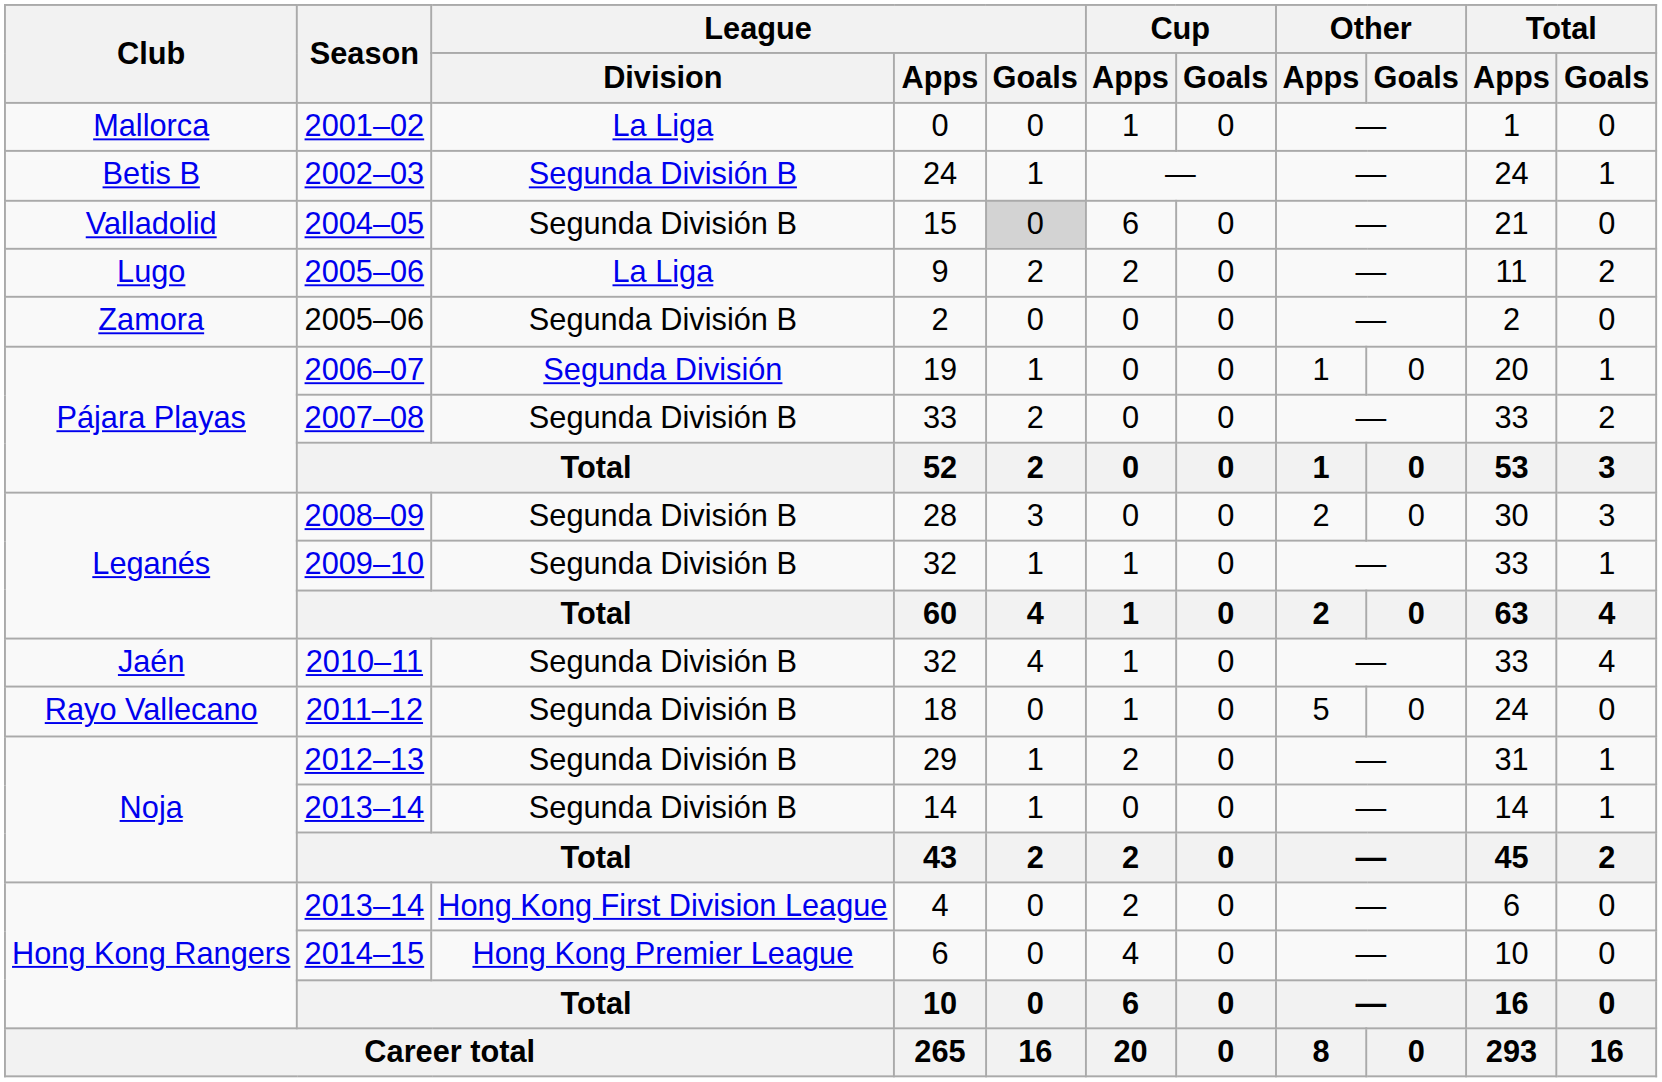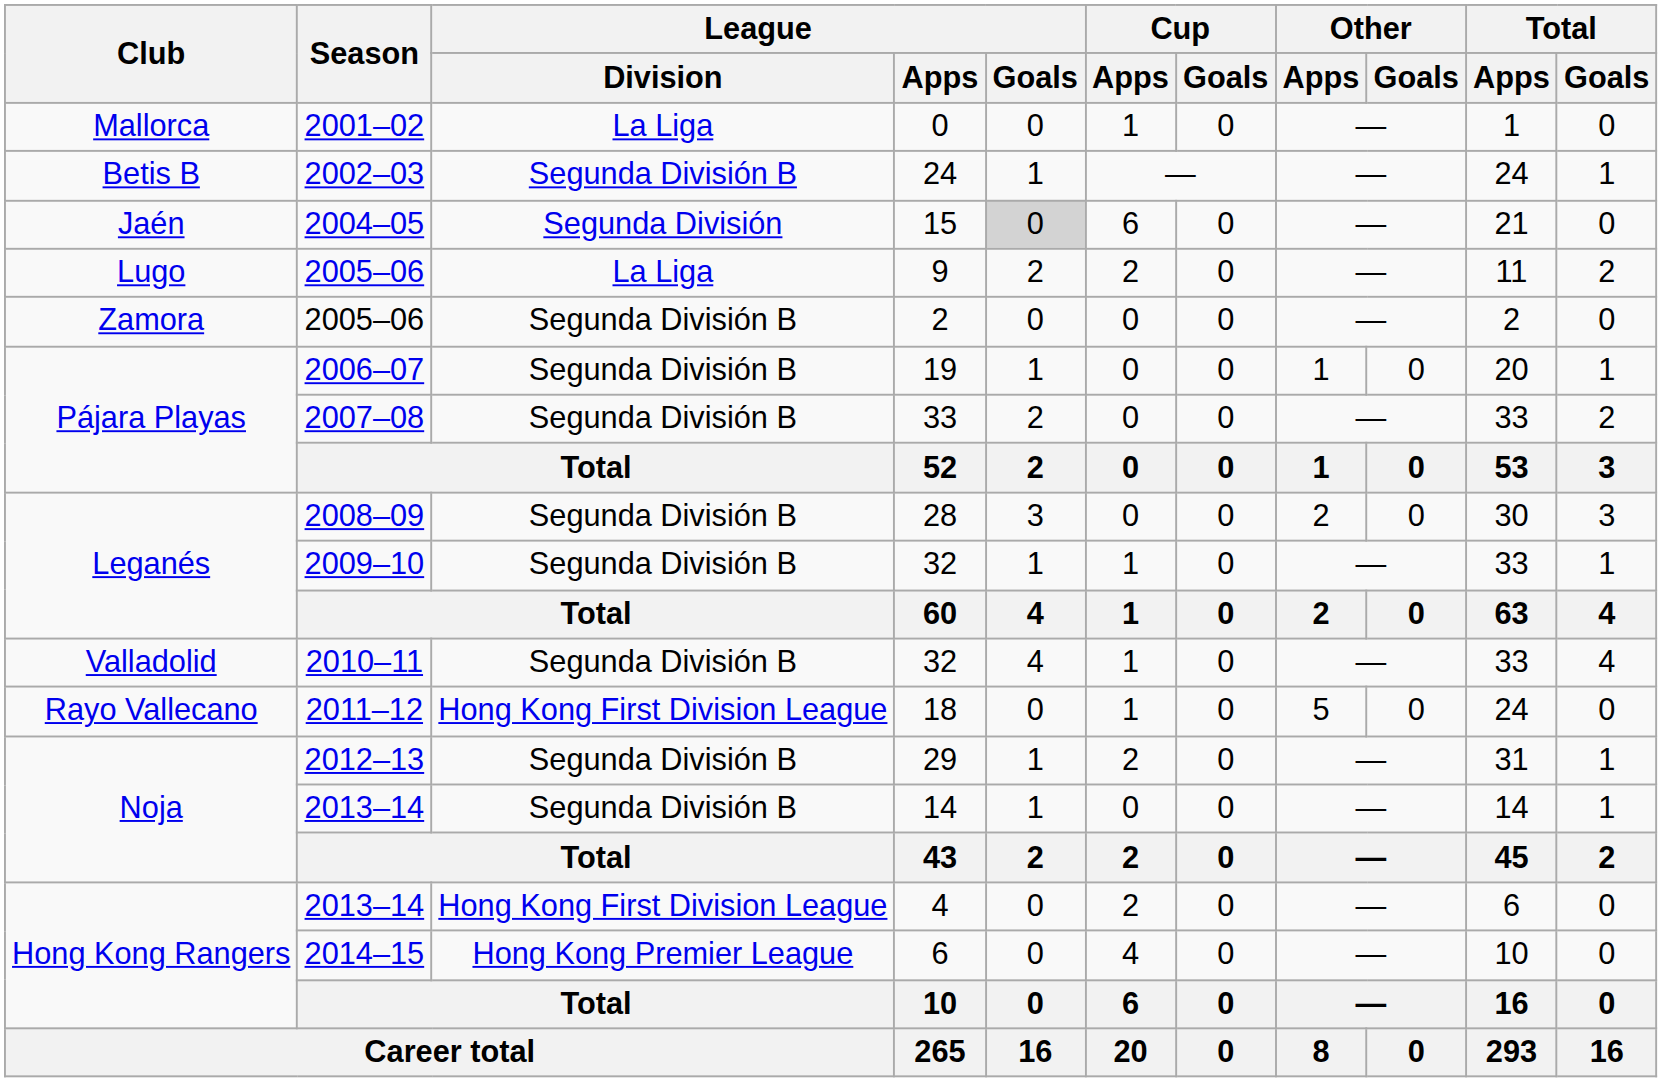(151, 223) Valladolid -> (151, 223) Jaén
(663, 223) Segunda División B -> (663, 223) Segunda División
(663, 369) Segunda División -> (663, 369) Segunda División B
(151, 662) Jaén -> (151, 662) Valladolid
(663, 710) Segunda División B -> (663, 710) Hong Kong First Division League
